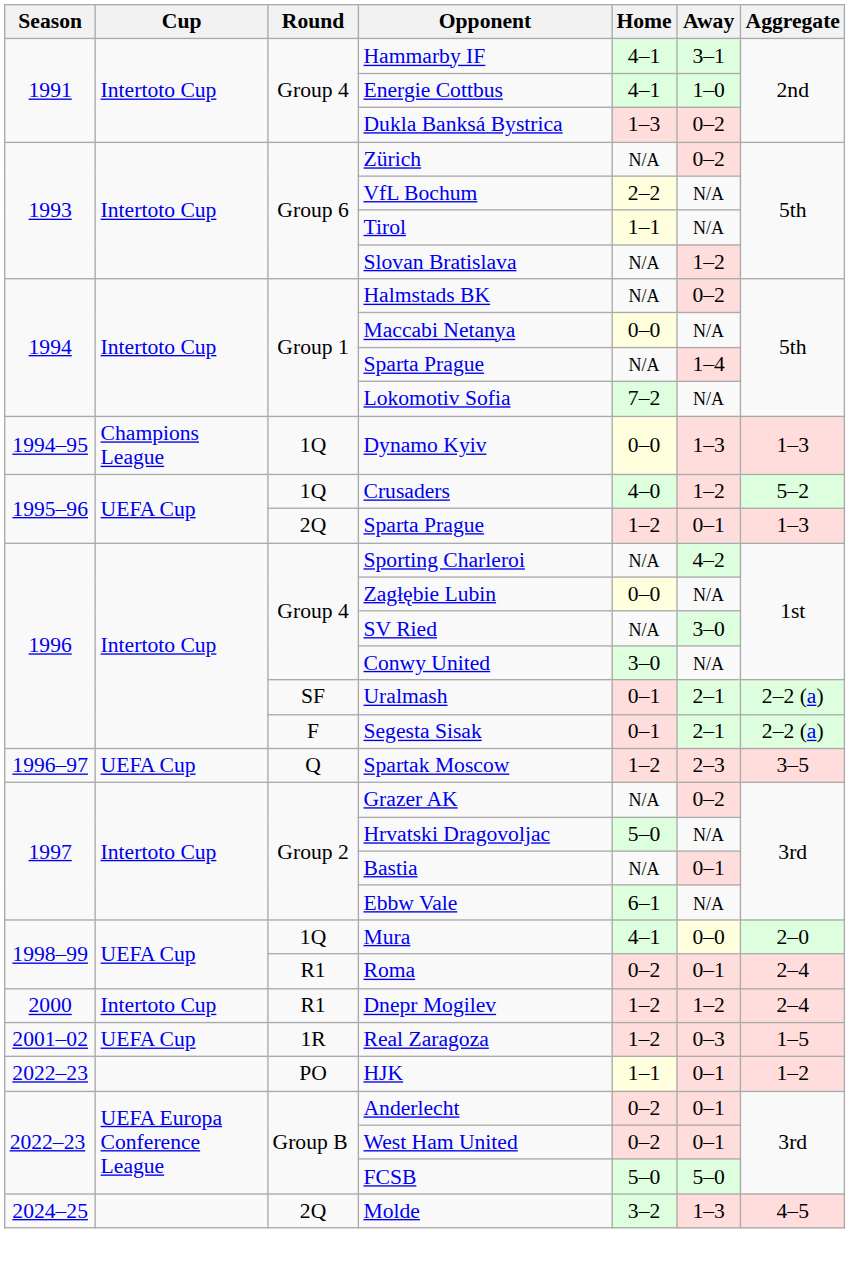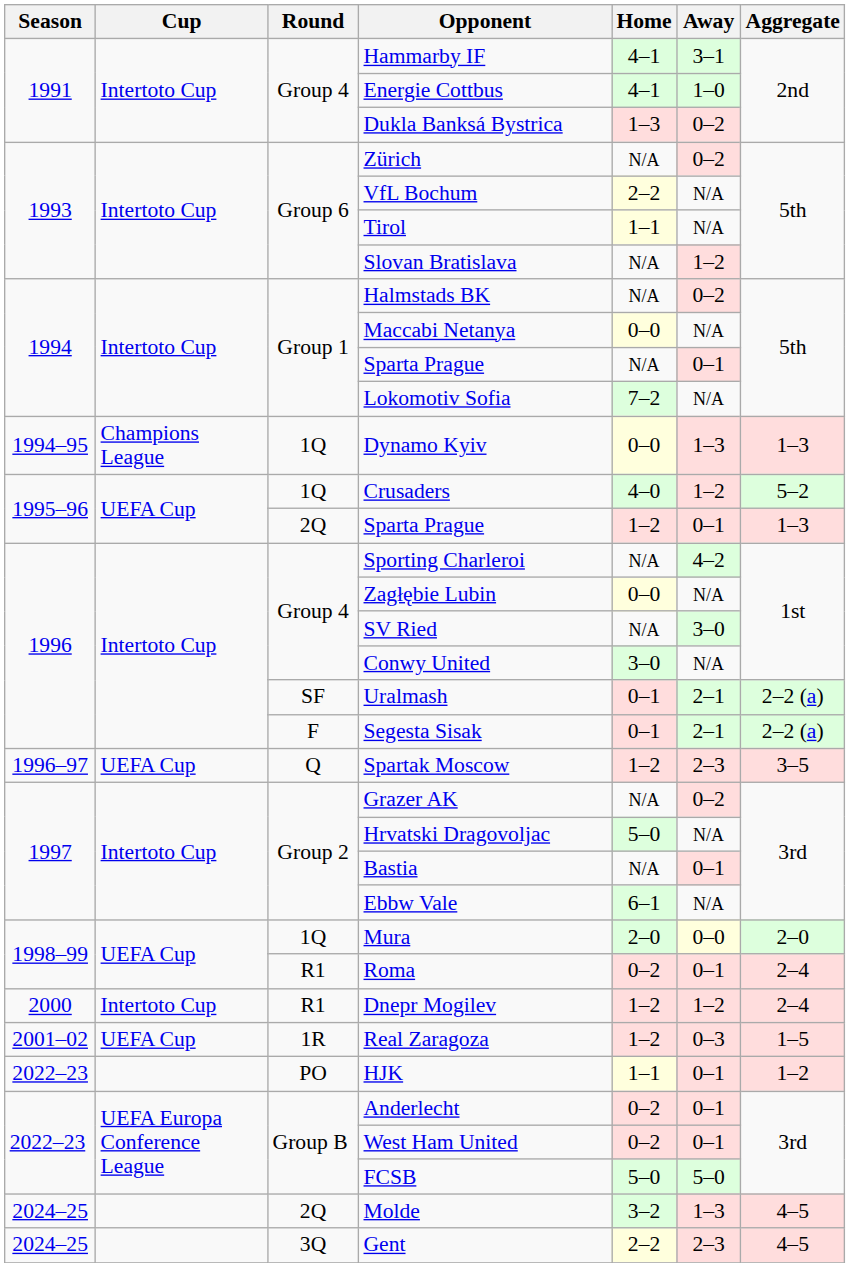(709, 364) 1–4 -> (709, 364) 0–1
(644, 936) 4–1 -> (644, 936) 2–0
+ row: (313, 1244)
